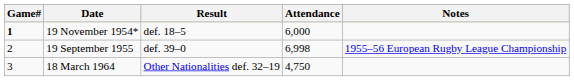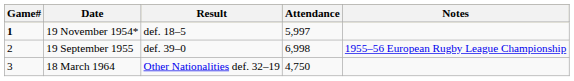(298, 31) 6,000 -> (298, 31) 5,997
